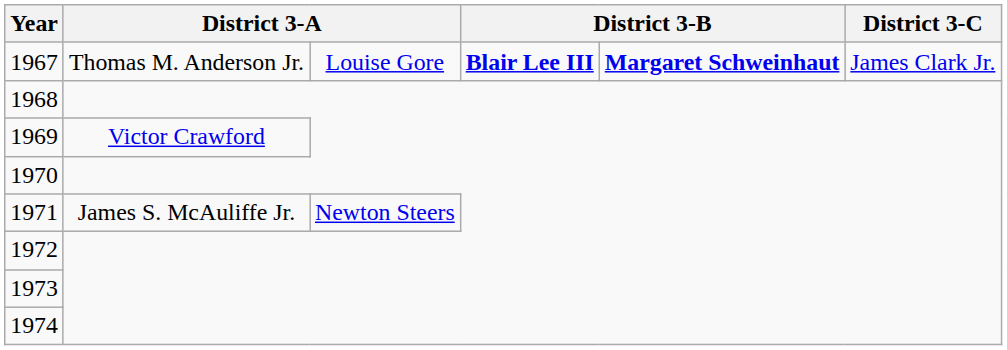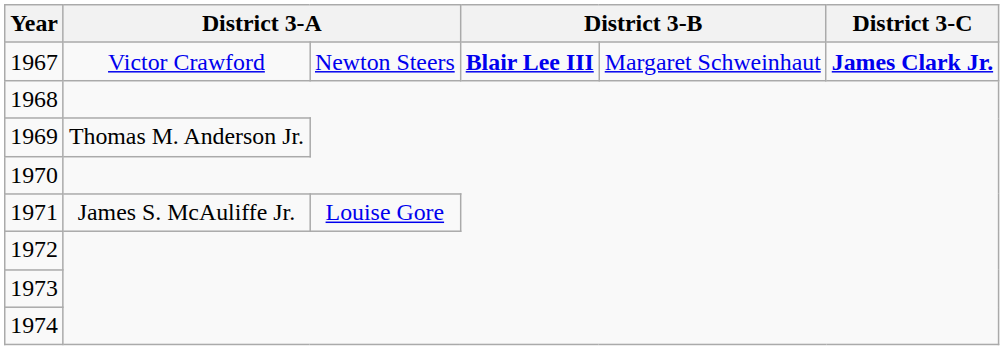(186, 61) Thomas M. Anderson Jr. -> (186, 61) Victor Crawford
(385, 61) Louise Gore -> (385, 61) Newton Steers
(722, 61) bold -> (713, 61) normal
(923, 61) normal -> (912, 61) bold
(186, 136) Victor Crawford -> (186, 136) Thomas M. Anderson Jr.
(385, 212) Newton Steers -> (385, 212) Louise Gore
